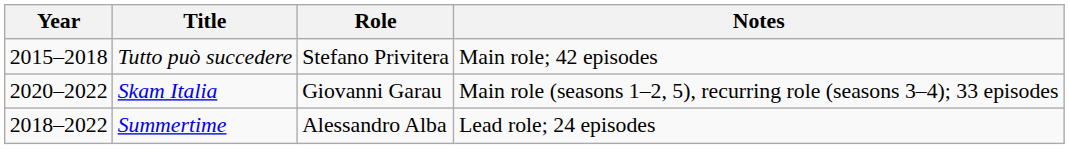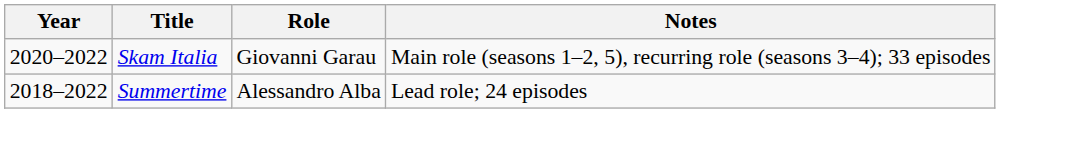- row: (205, 56)
